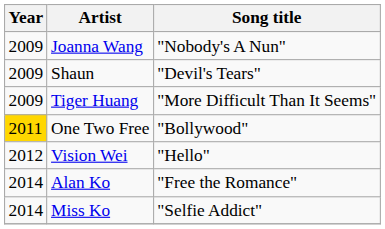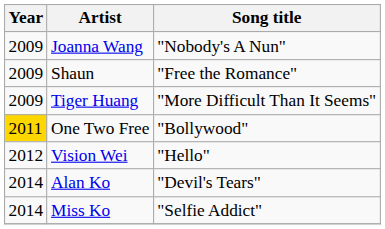(209, 73) "Devil's Tears" -> (227, 73) "Free the Romance"
(227, 182) "Free the Romance" -> (209, 182) "Devil's Tears"
